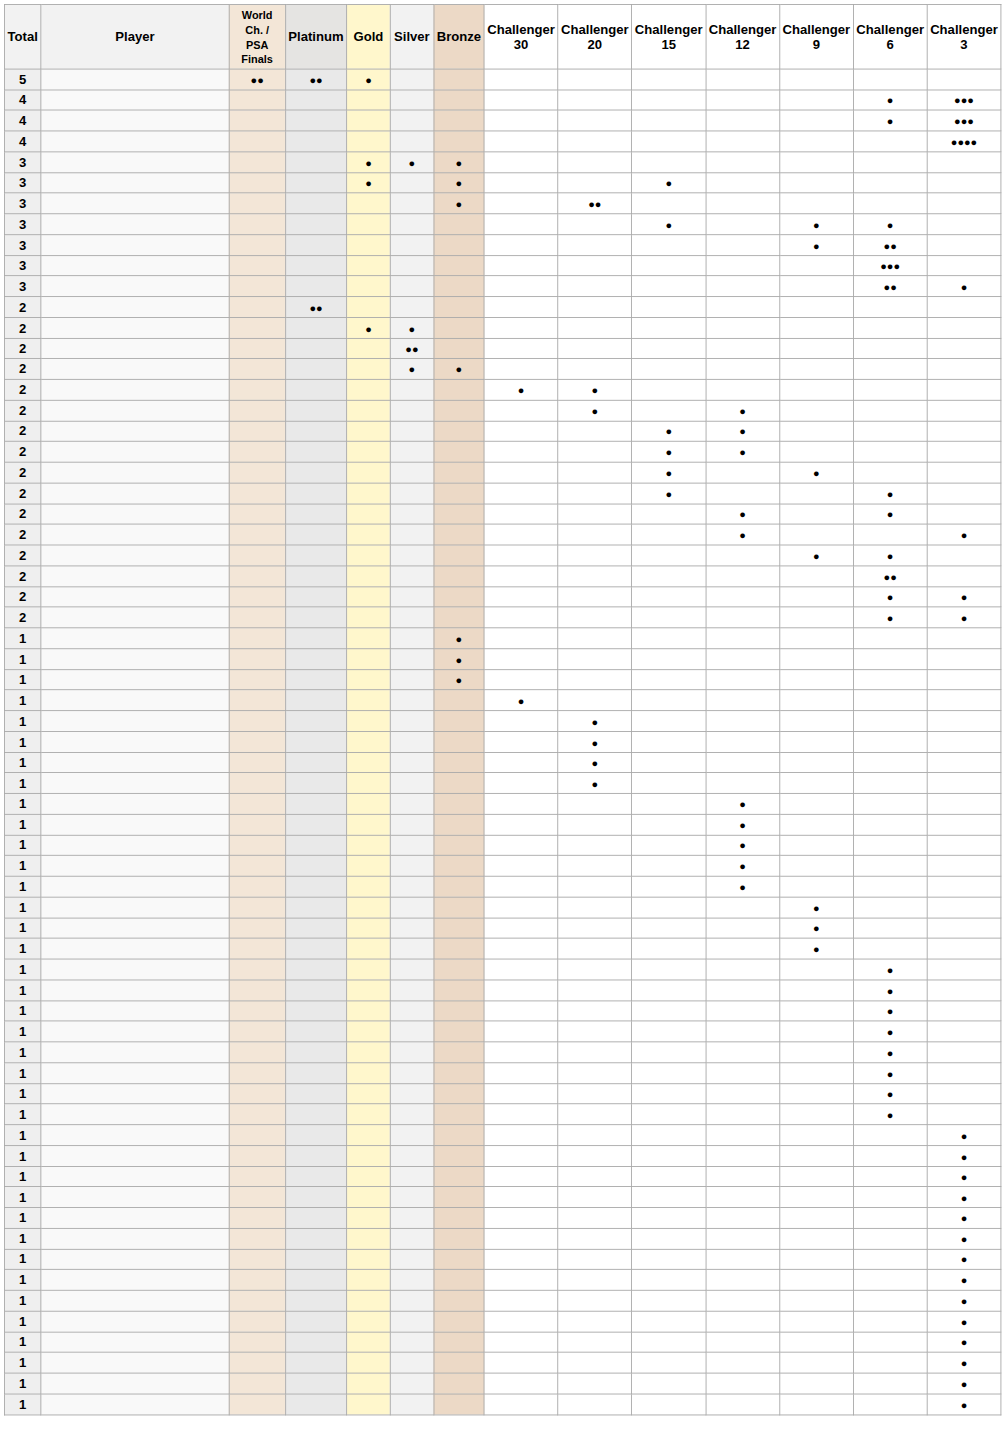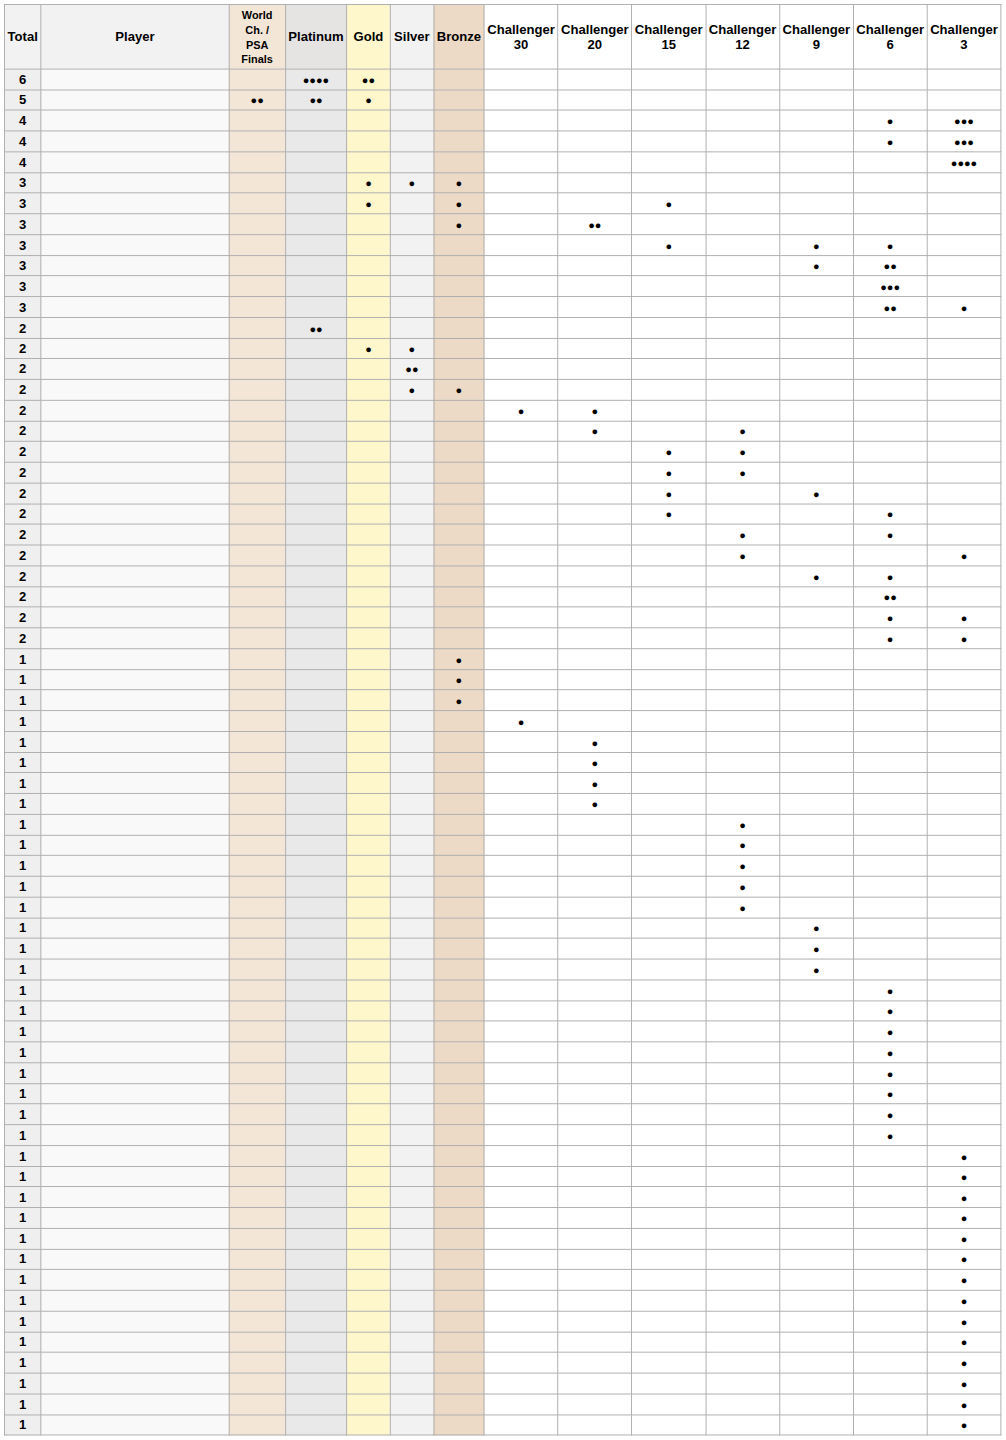+ row: (23, 80)
